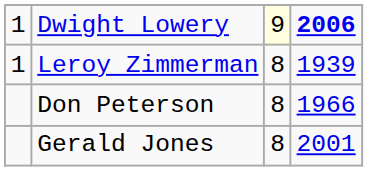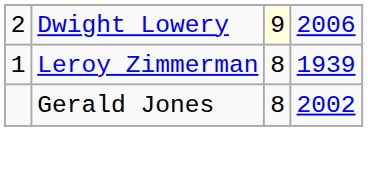(18, 25) 1 -> (18, 25) 2
(326, 25) bold -> (326, 25) normal
- row: (126, 105)
(326, 145) 2001 -> (326, 105) 2002
